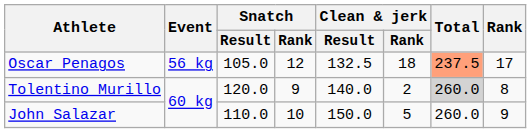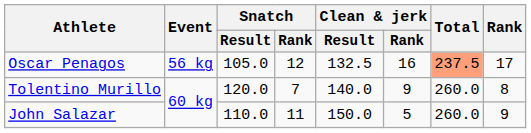(407, 64) 18 -> (407, 64) 16
(295, 90) 9 -> (295, 90) 7
(407, 90) 2 -> (407, 90) 9
(457, 90) lightgrey background -> (457, 90) no background
(295, 115) 10 -> (295, 115) 11
